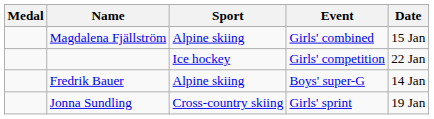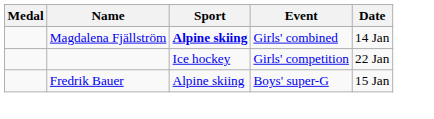(208, 37) normal -> (210, 37) bold
(408, 37) 15 Jan -> (372, 37) 14 Jan
(408, 81) 14 Jan -> (372, 81) 15 Jan
- row: (91, 103)
